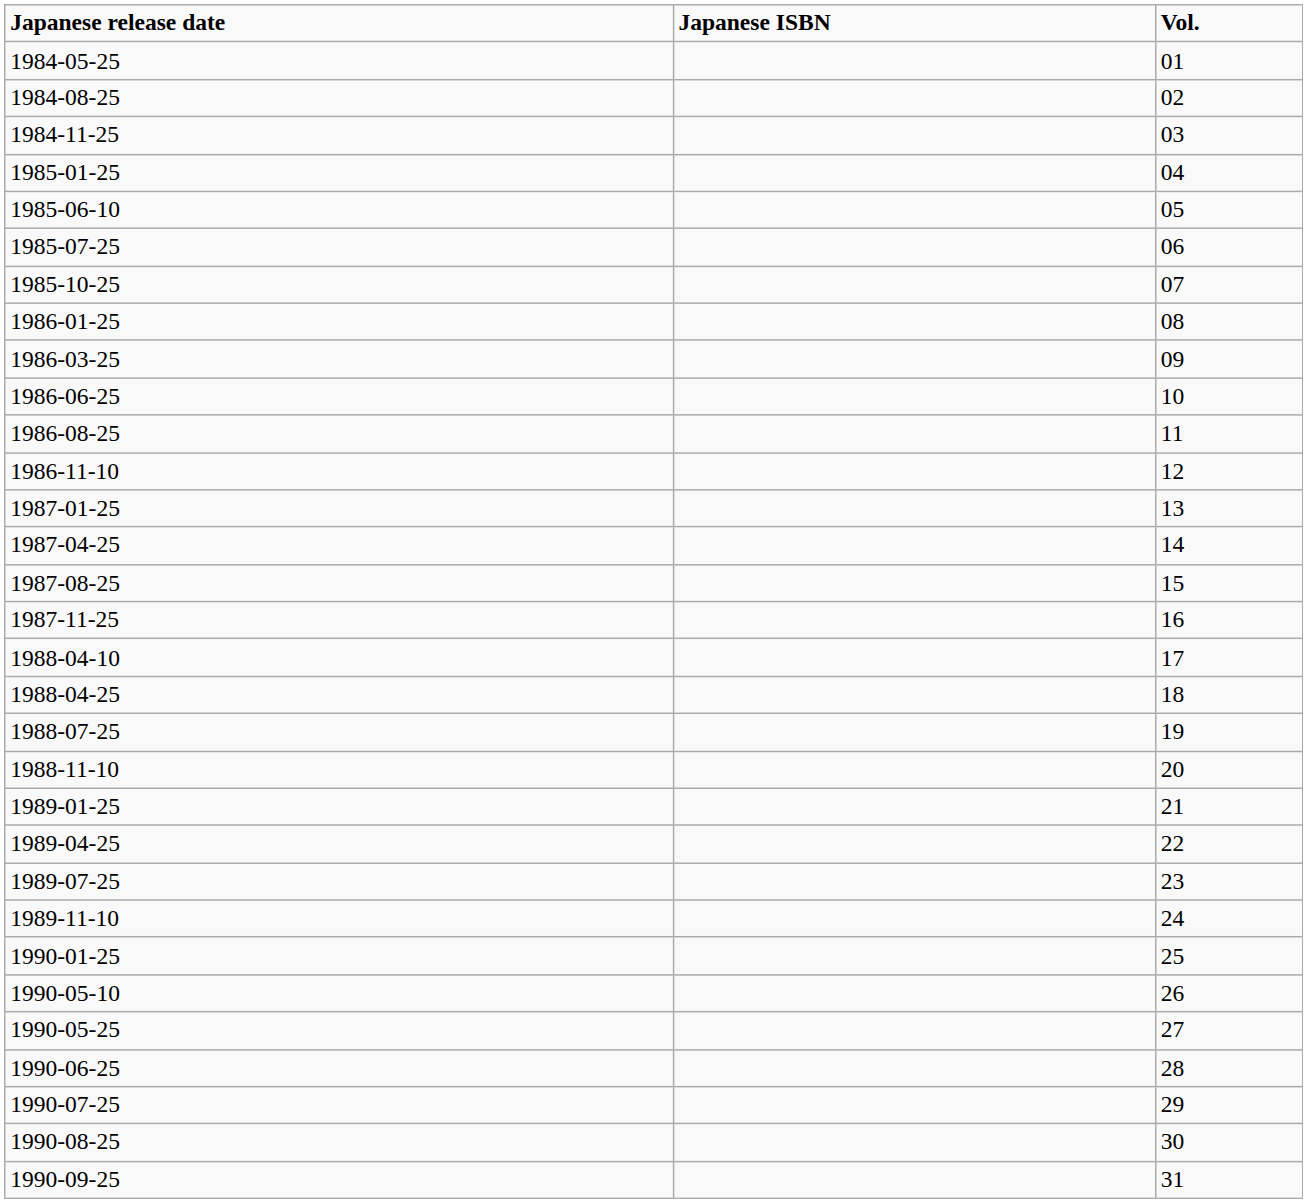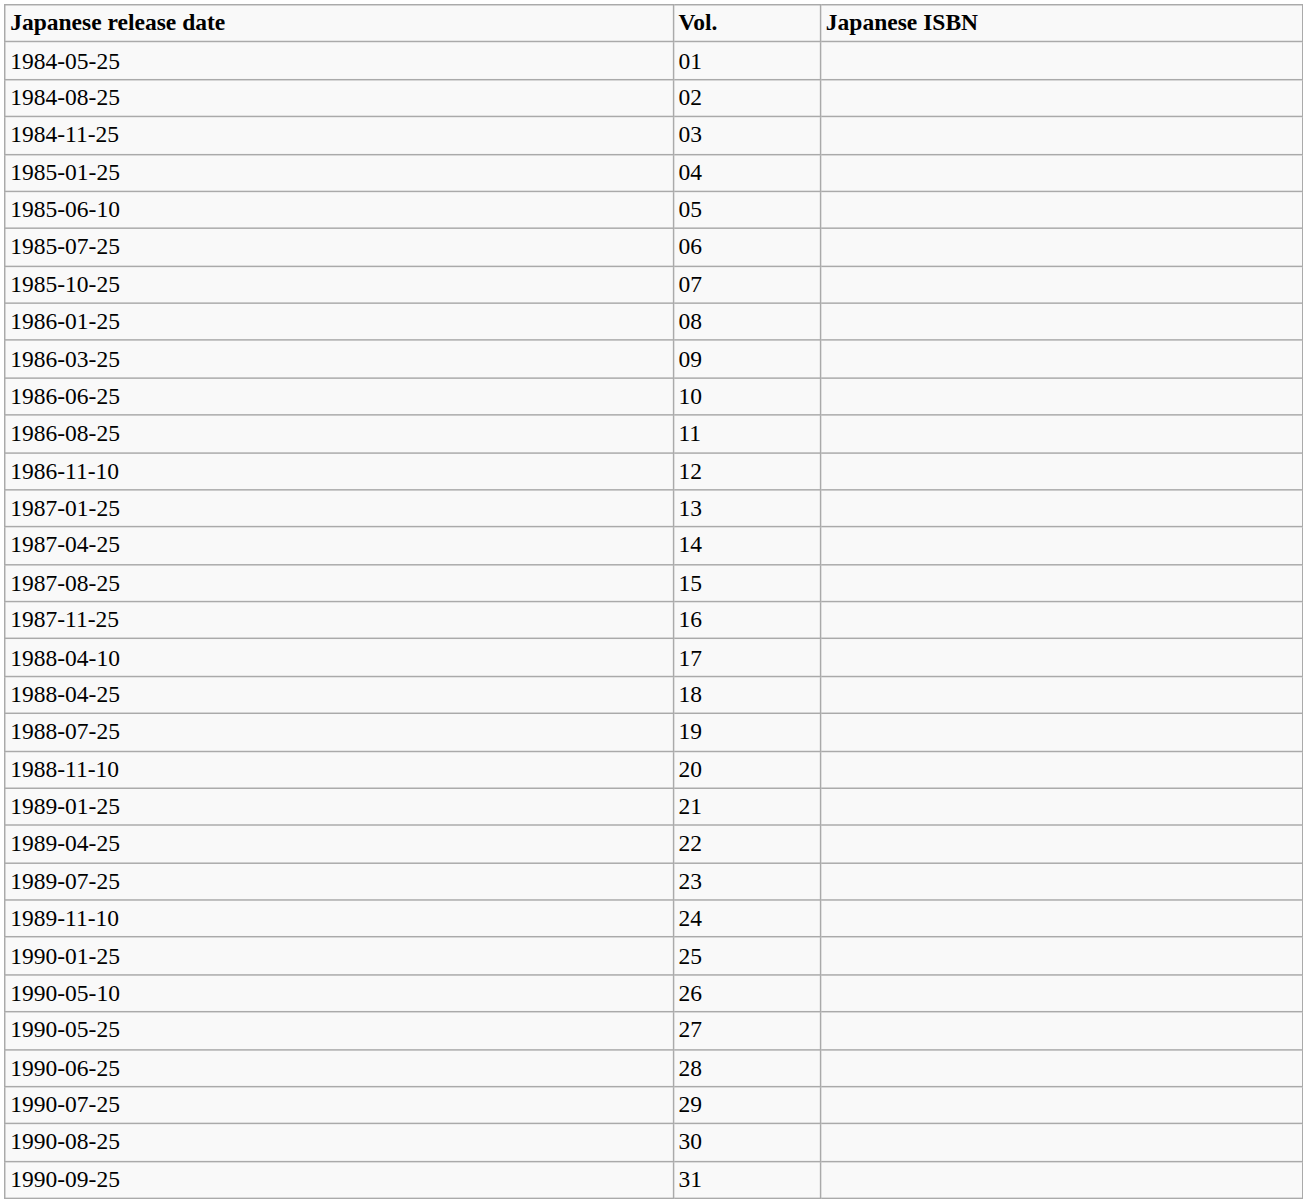columns swapped: (1180, 23) <-> (755, 23)
